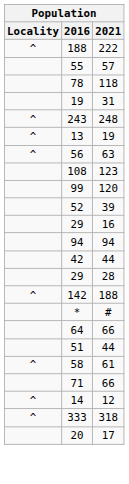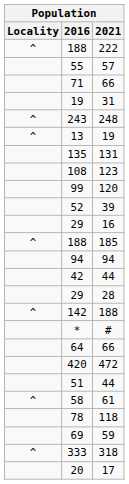rows swapped: (77, 84) <-> (77, 383)
+ row: (77, 154)
- row: (77, 154)
+ row: (77, 242)
+ row: (77, 365)
+ row: (77, 435)
- row: (77, 400)
